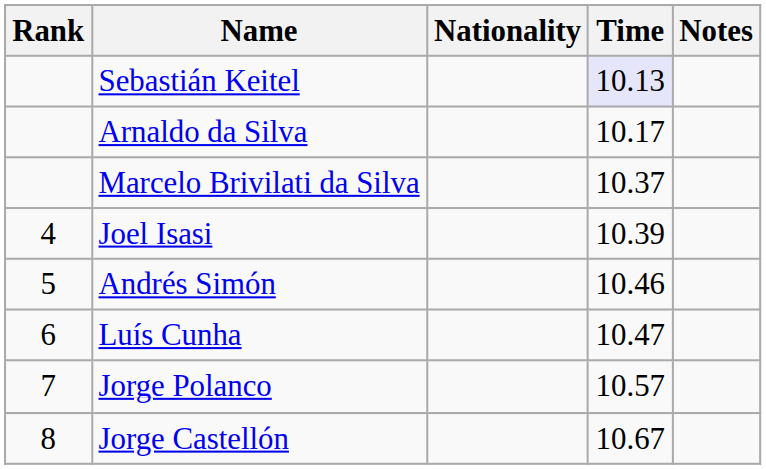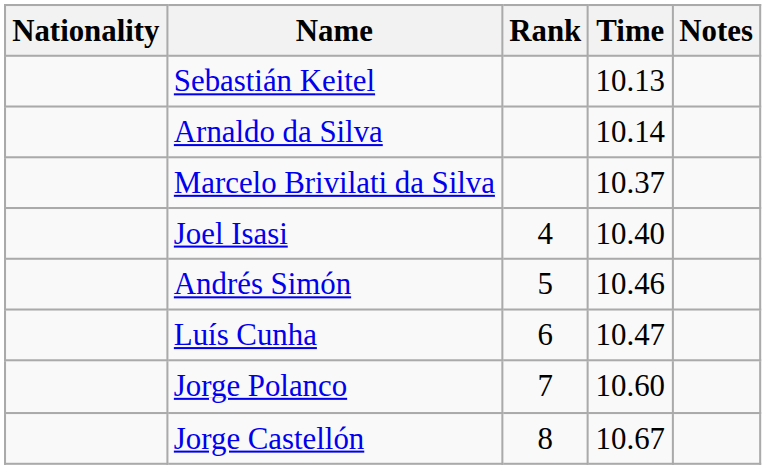columns swapped: (48, 30) <-> (508, 30)
(630, 81) lavender background -> (630, 81) no background
(630, 131) 10.17 -> (630, 131) 10.14
(630, 233) 10.39 -> (630, 233) 10.40
(630, 386) 10.57 -> (630, 386) 10.60
